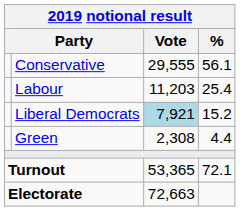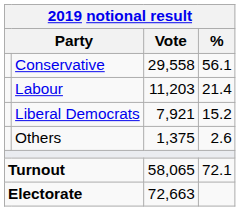(171, 65) 29,555 -> (171, 65) 29,558
(217, 89) 25.4 -> (217, 89) 21.4
(176, 114) lightblue background -> (176, 114) no background
- row: (36, 138)
+ row: (38, 138)
(171, 169) 53,365 -> (171, 169) 58,065
